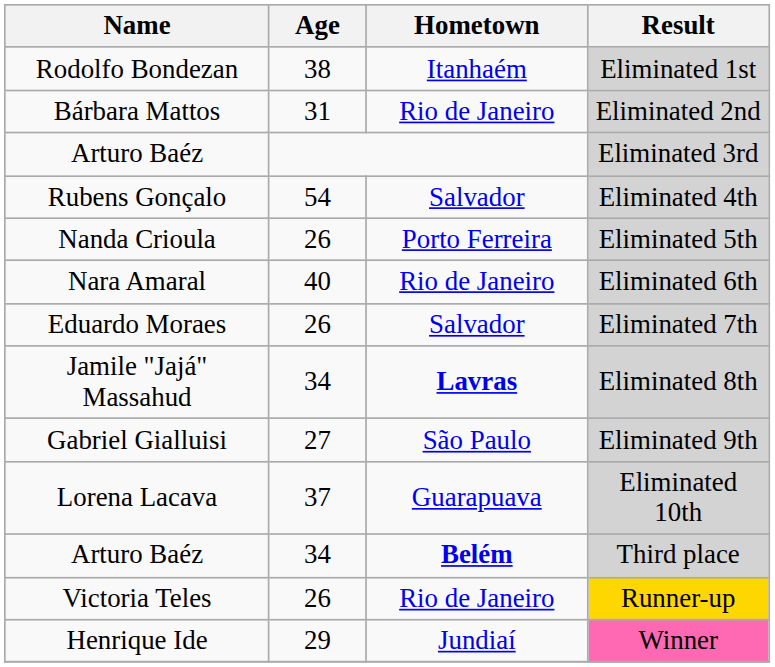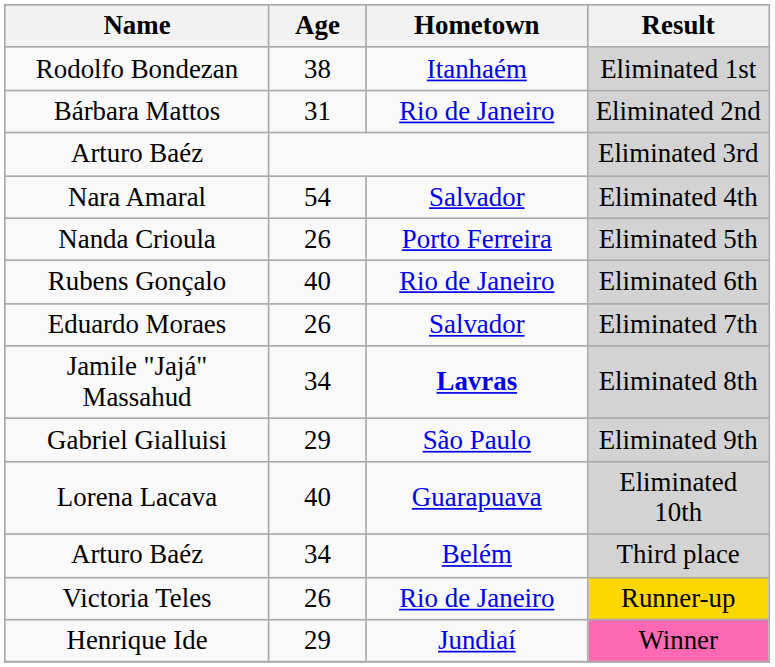(137, 196) Rubens Gonçalo -> (137, 196) Nara Amaral
(137, 281) Nara Amaral -> (137, 281) Rubens Gonçalo
(317, 439) 27 -> (317, 439) 29
(317, 497) 37 -> (317, 497) 40
(477, 555) bold -> (477, 555) normal
